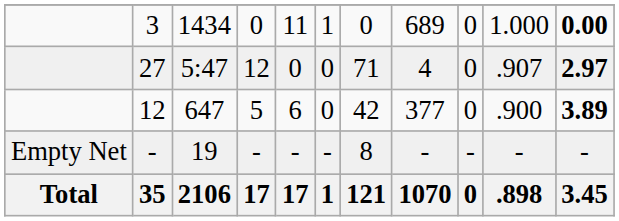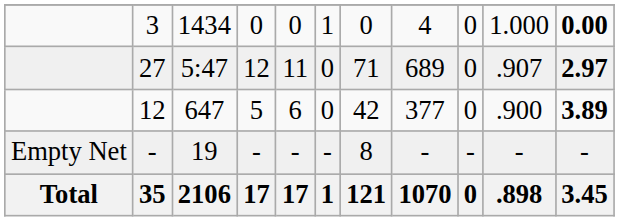(295, 25) 11 -> (295, 25) 0
(425, 25) 689 -> (425, 25) 4
(295, 67) 0 -> (295, 67) 11
(425, 67) 4 -> (425, 67) 689
